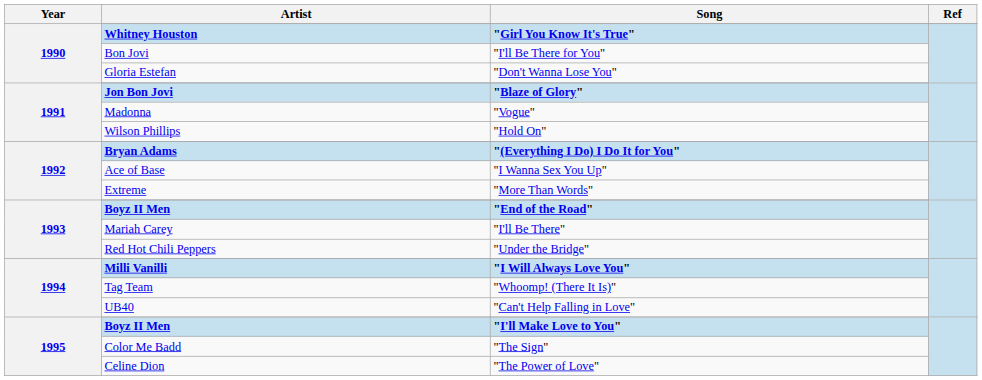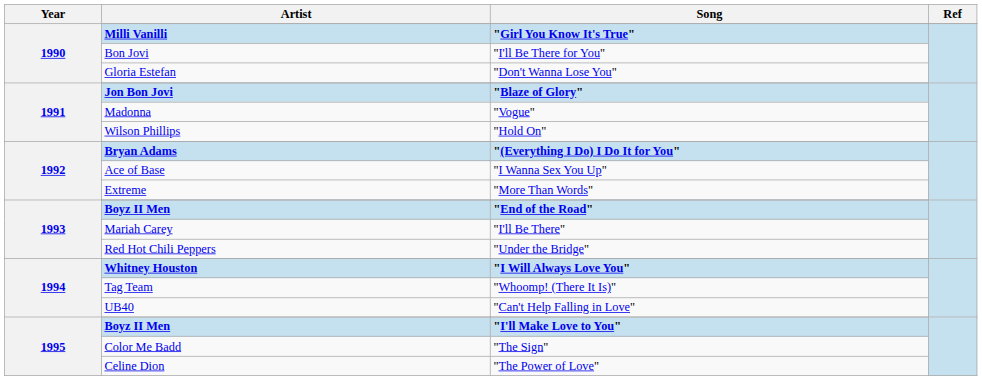(151, 33) Whitney Houston -> (136, 33) Milli Vanilli
(136, 268) Milli Vanilli -> (151, 268) Whitney Houston
